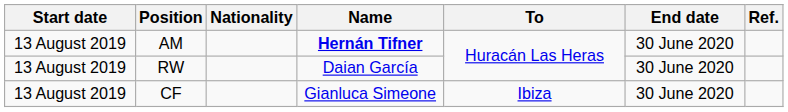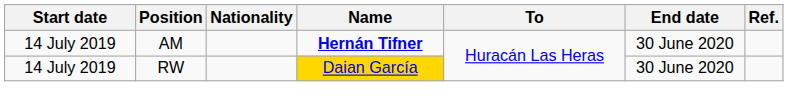(70, 43) 13 August 2019 -> (70, 43) 14 July 2019
(70, 69) 13 August 2019 -> (70, 69) 14 July 2019
(370, 69) no background -> (370, 69) gold background
- row: (171, 94)
